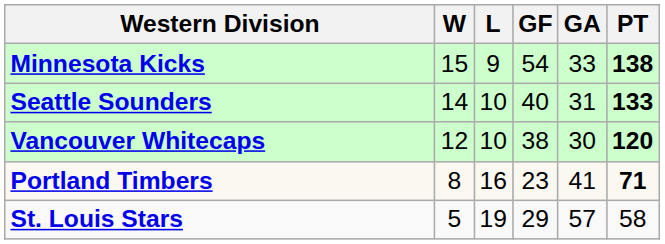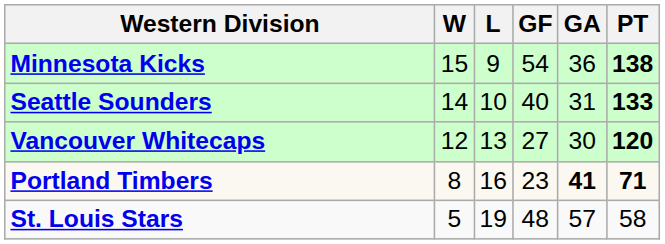(582, 63) 33 -> (582, 63) 36
(493, 141) 10 -> (493, 141) 13
(535, 141) 38 -> (535, 141) 27
(582, 180) normal -> (582, 180) bold
(535, 219) 29 -> (535, 219) 48
